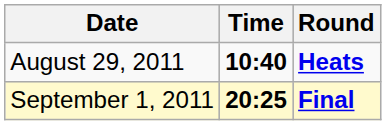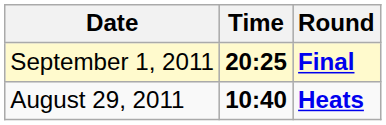rows swapped: (97, 61) <-> (112, 100)
